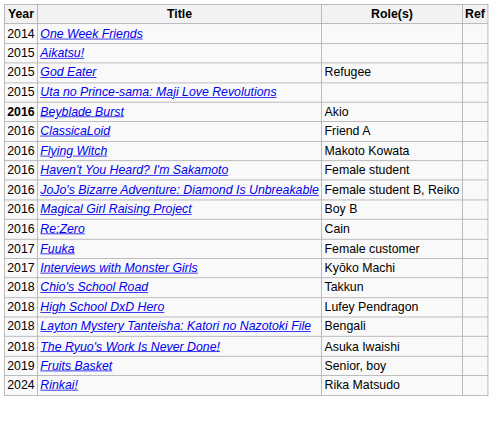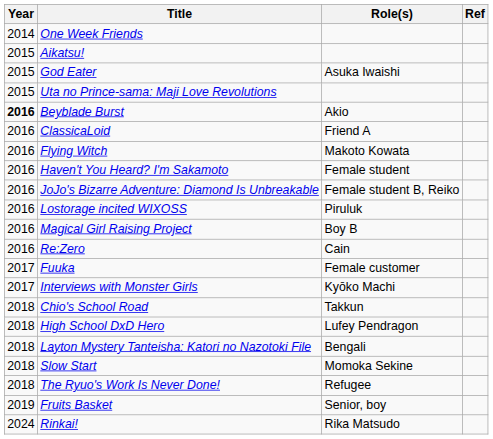(348, 72) Refugee -> (362, 72) Asuka Iwaishi
+ row: (114, 209)
+ row: (68, 365)
(362, 346) Asuka Iwaishi -> (348, 385) Refugee
